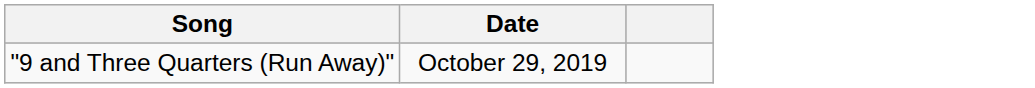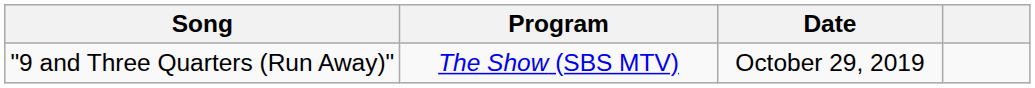+ column: (559, 23)
